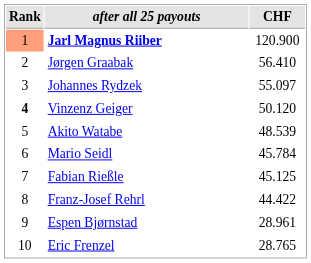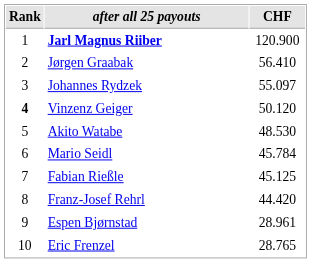(25, 40) lightsalmon background -> (25, 40) no background
(277, 131) 48.539 -> (277, 131) 48.530
(277, 200) 44.422 -> (277, 200) 44.420
